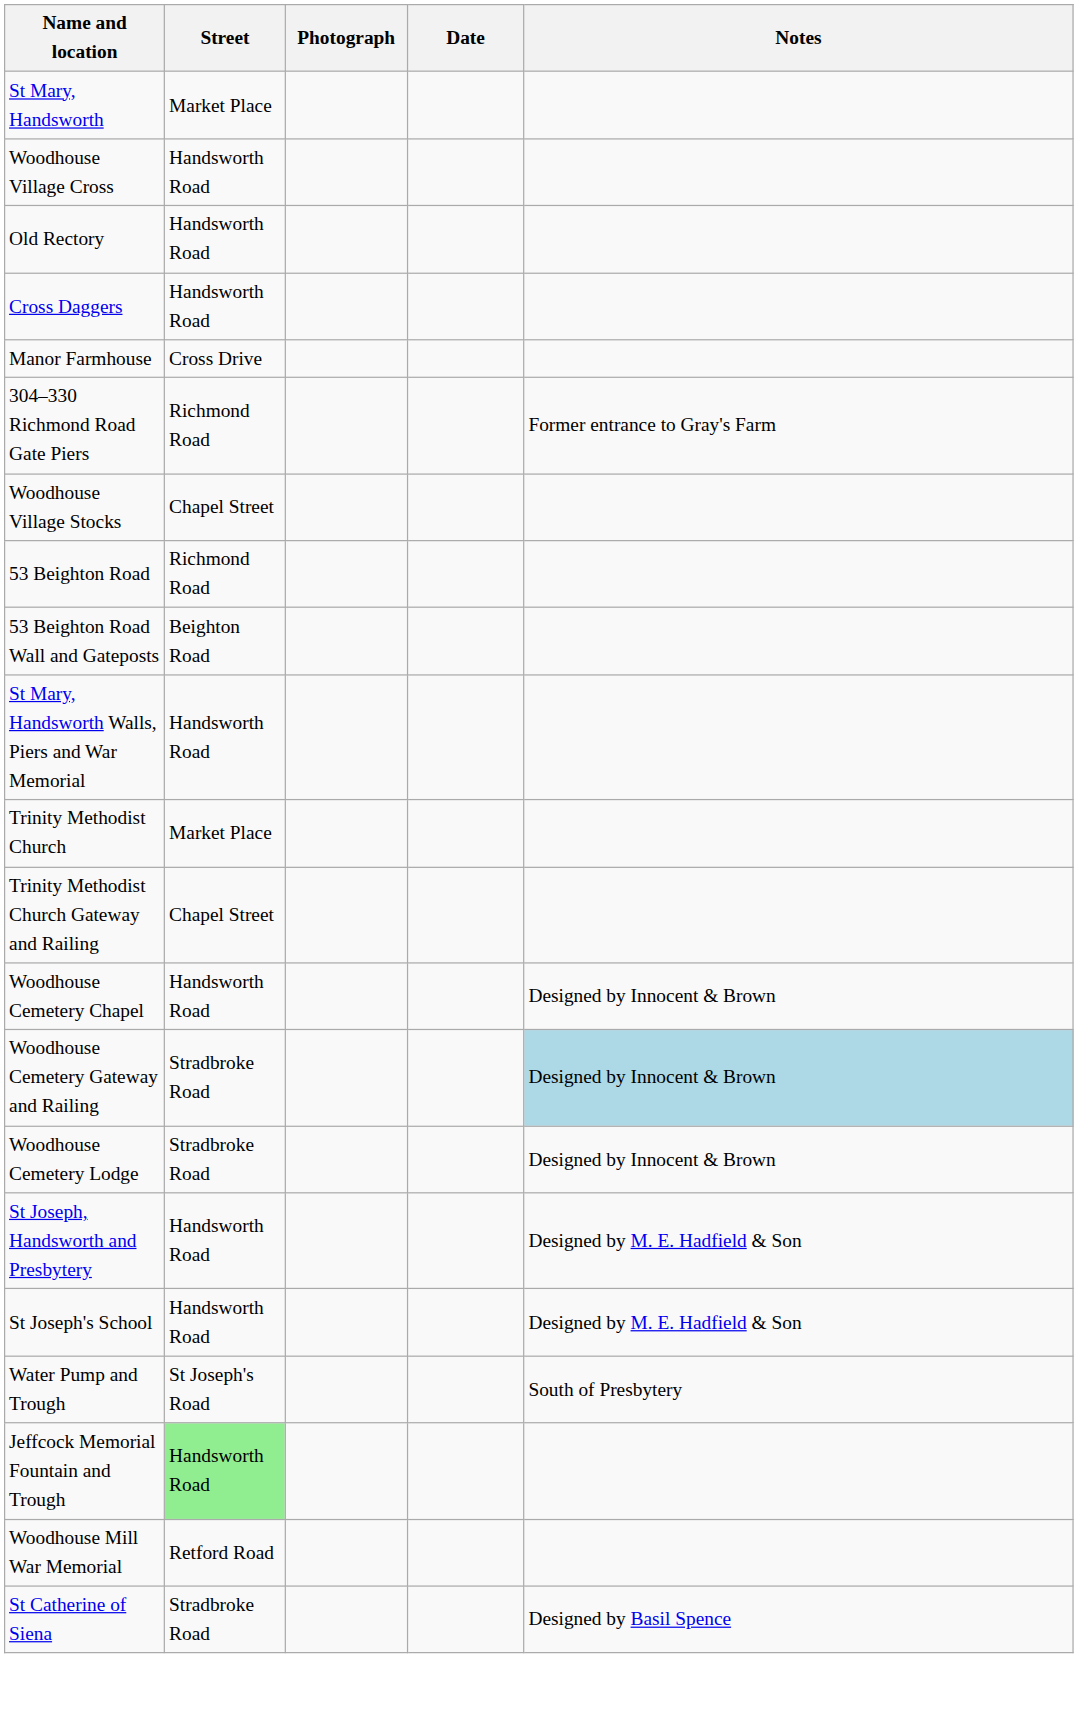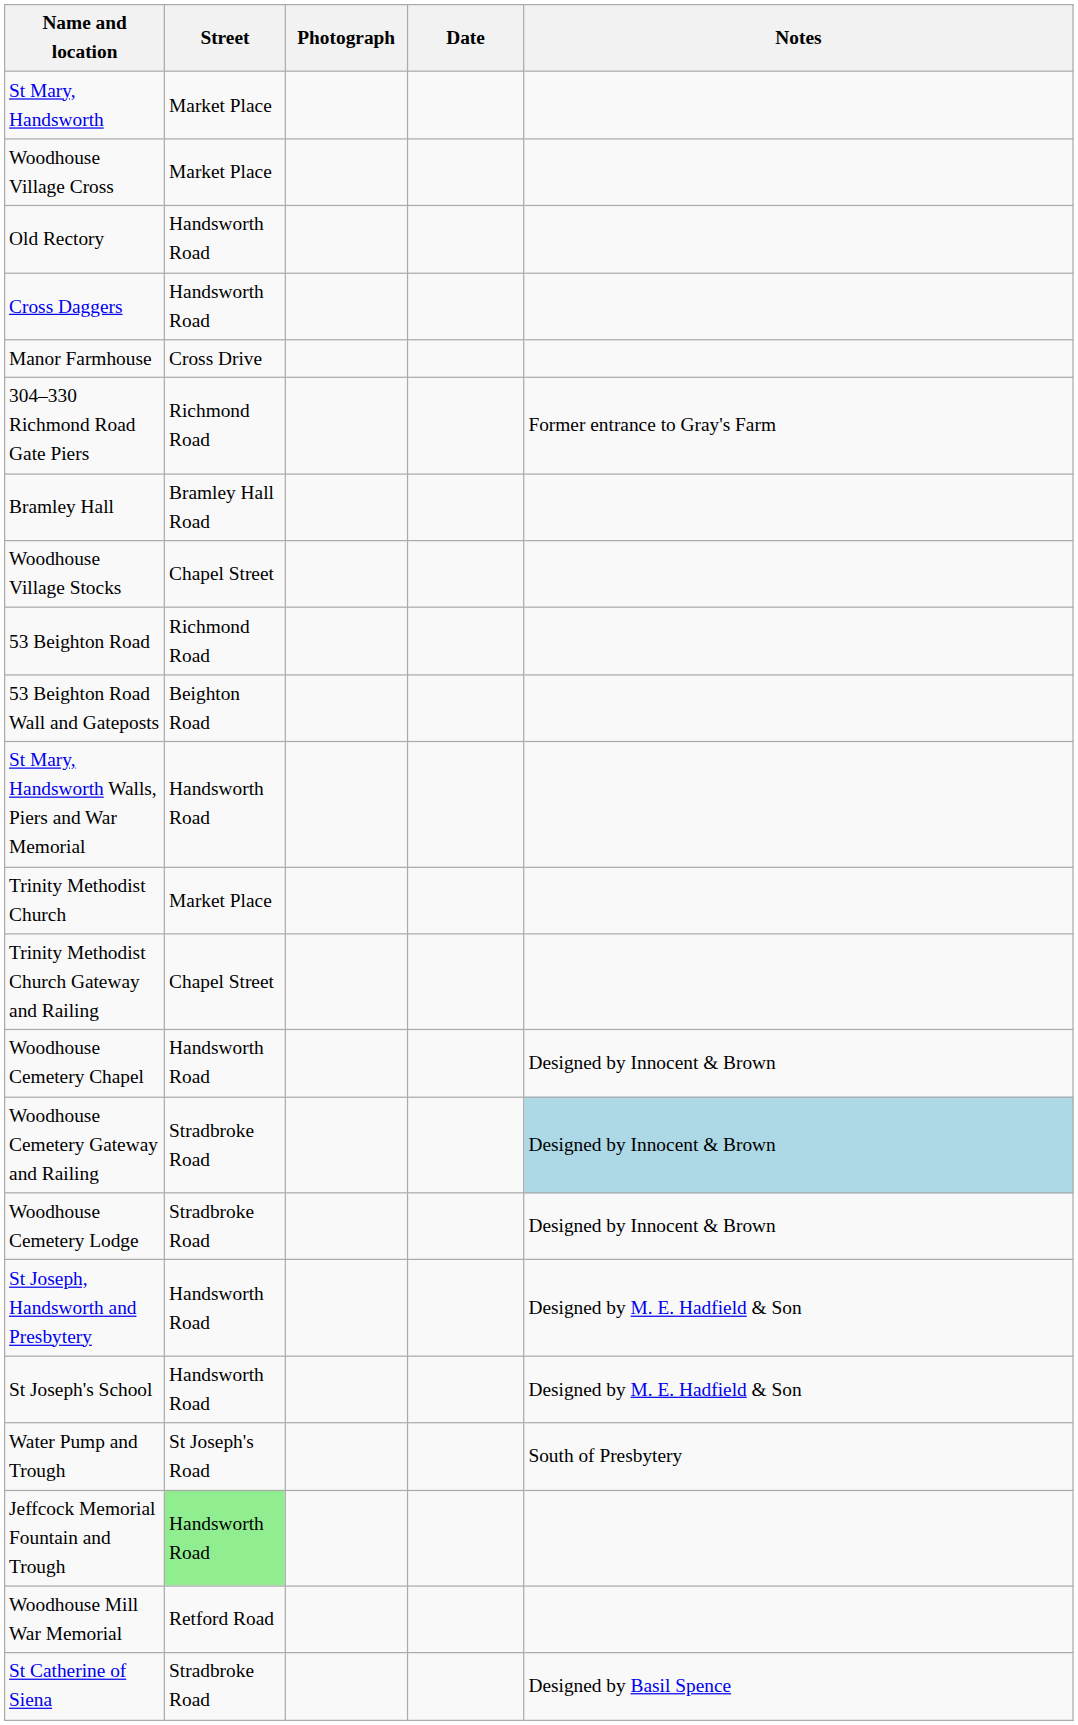(216, 172) Handsworth Road -> (220, 172) Market Place
+ row: (61, 507)
